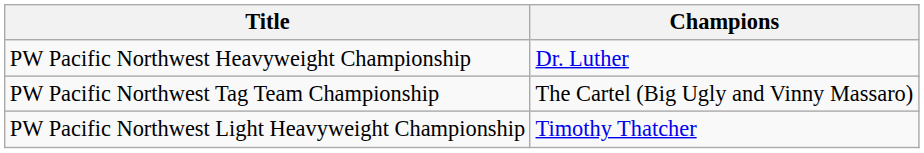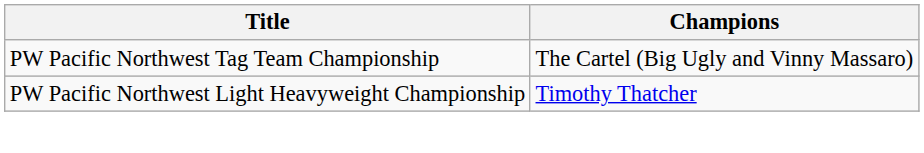- row: (240, 57)
